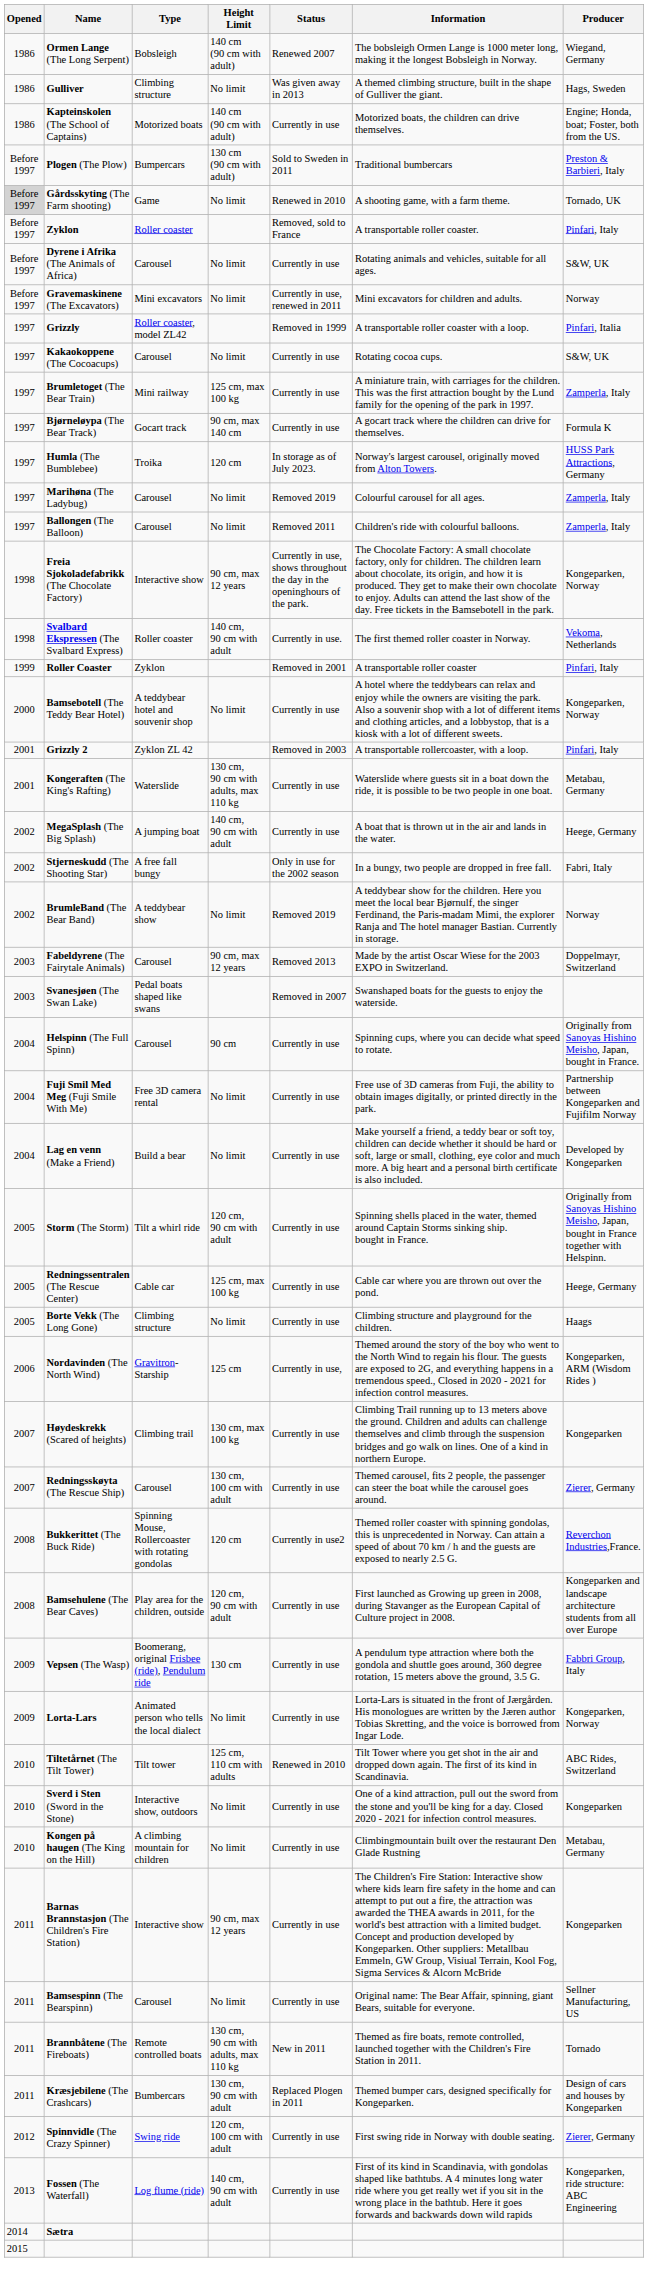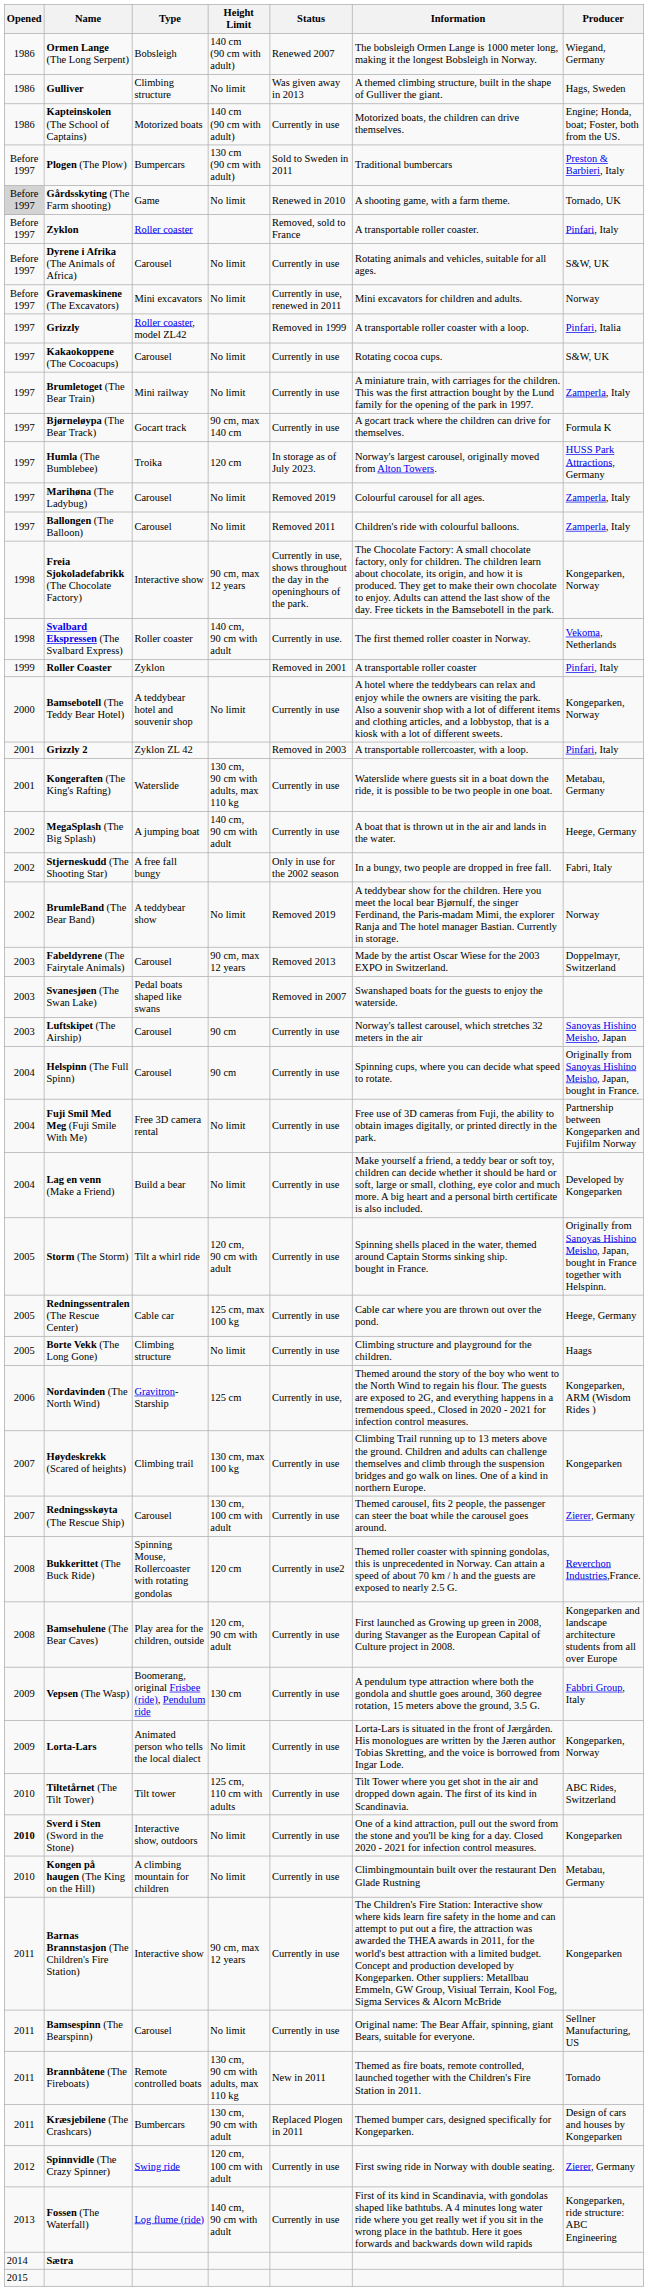(237, 392) 125 cm, max 100 kg -> (228, 392) No limit
+ row: (81, 1031)
(309, 1764) Renewed in 2010 -> (306, 1793) Currently in use
(24, 1806) normal -> (24, 1835) bold
